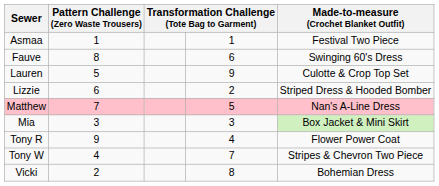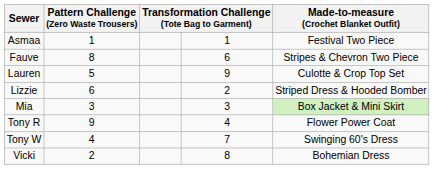(356, 57) Swinging 60's Dress -> (351, 57) Stripes & Chevron Two Piece
- row: (26, 106)
(356, 156) Stripes & Chevron Two Piece -> (351, 139) Swinging 60's Dress
